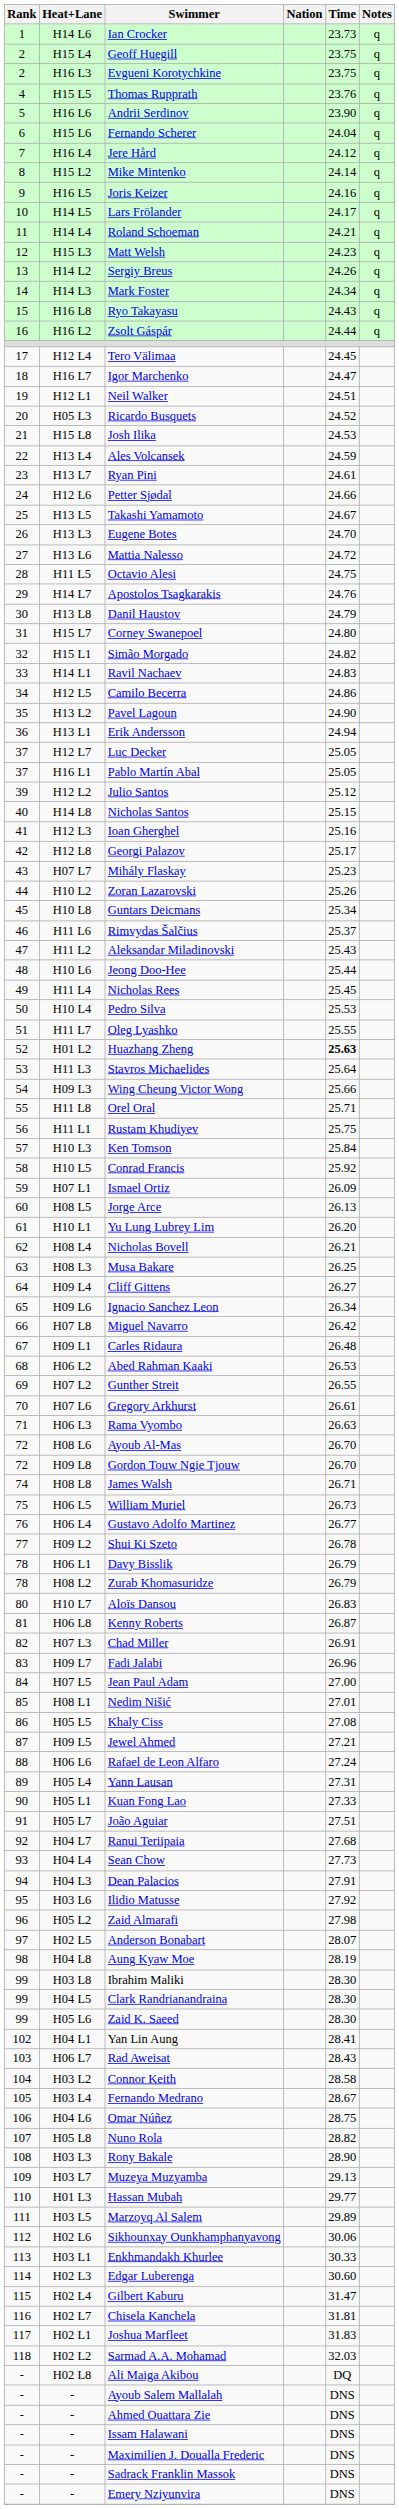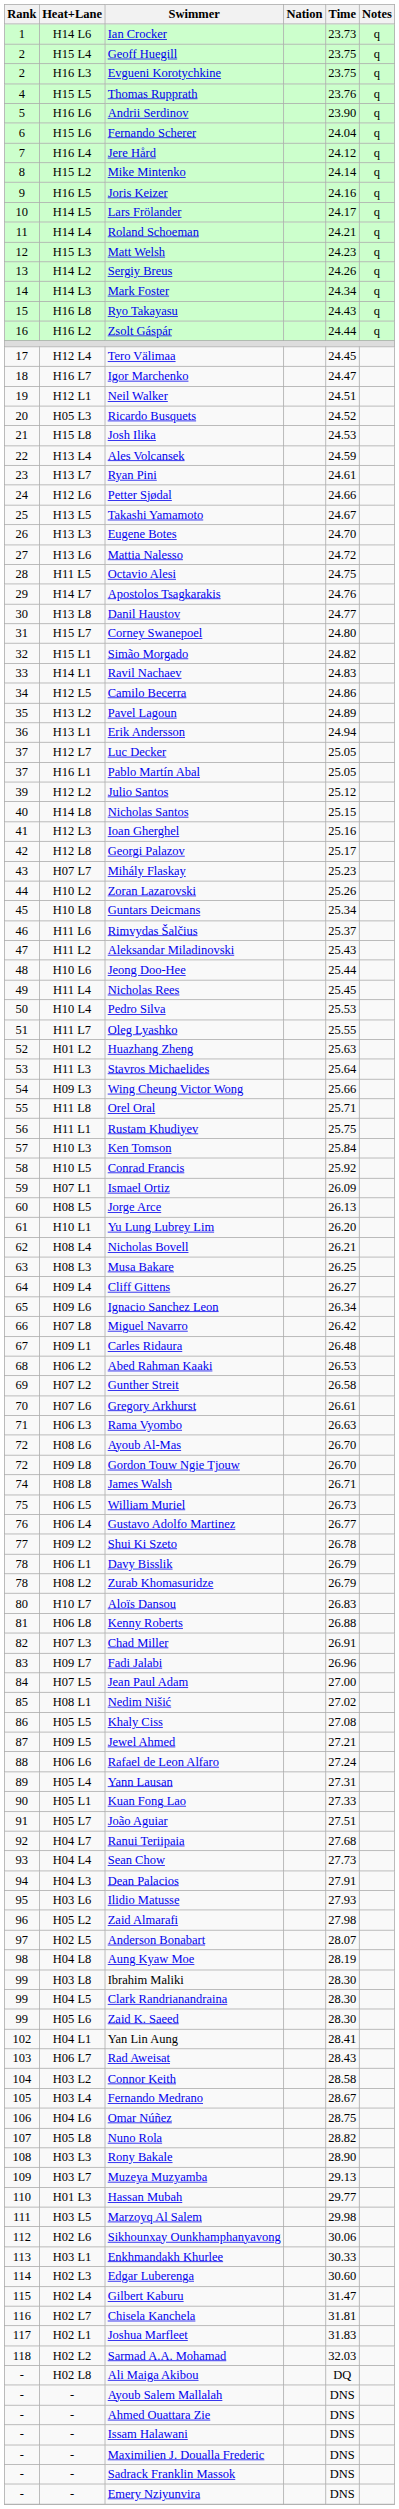(342, 613) 24.79 -> (342, 613) 24.77
(342, 712) 24.90 -> (342, 712) 24.89
(342, 1049) bold -> (342, 1049) normal
(342, 1385) 26.55 -> (342, 1385) 26.58
(342, 1623) 26.87 -> (342, 1623) 26.88
(342, 1702) 27.01 -> (342, 1702) 27.02
(342, 1900) 27.92 -> (342, 1900) 27.93
(342, 2217) 29.89 -> (342, 2217) 29.98
